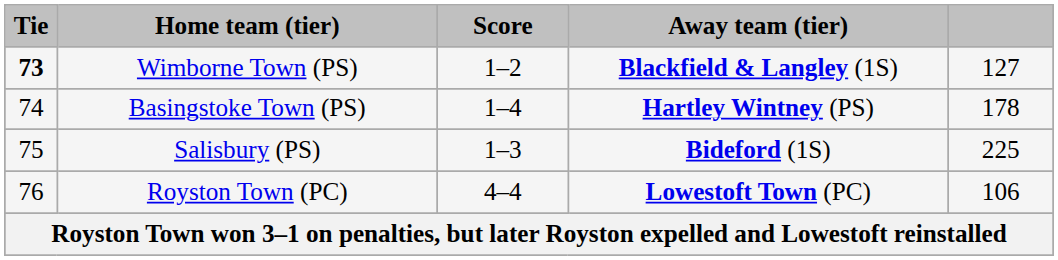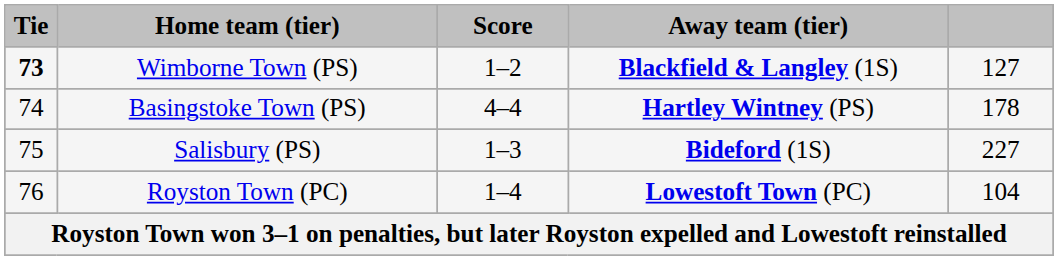(503, 108) 1–4 -> (503, 108) 4–4
(1001, 150) 225 -> (1001, 150) 227
(503, 191) 4–4 -> (503, 191) 1–4
(1001, 191) 106 -> (1001, 191) 104
